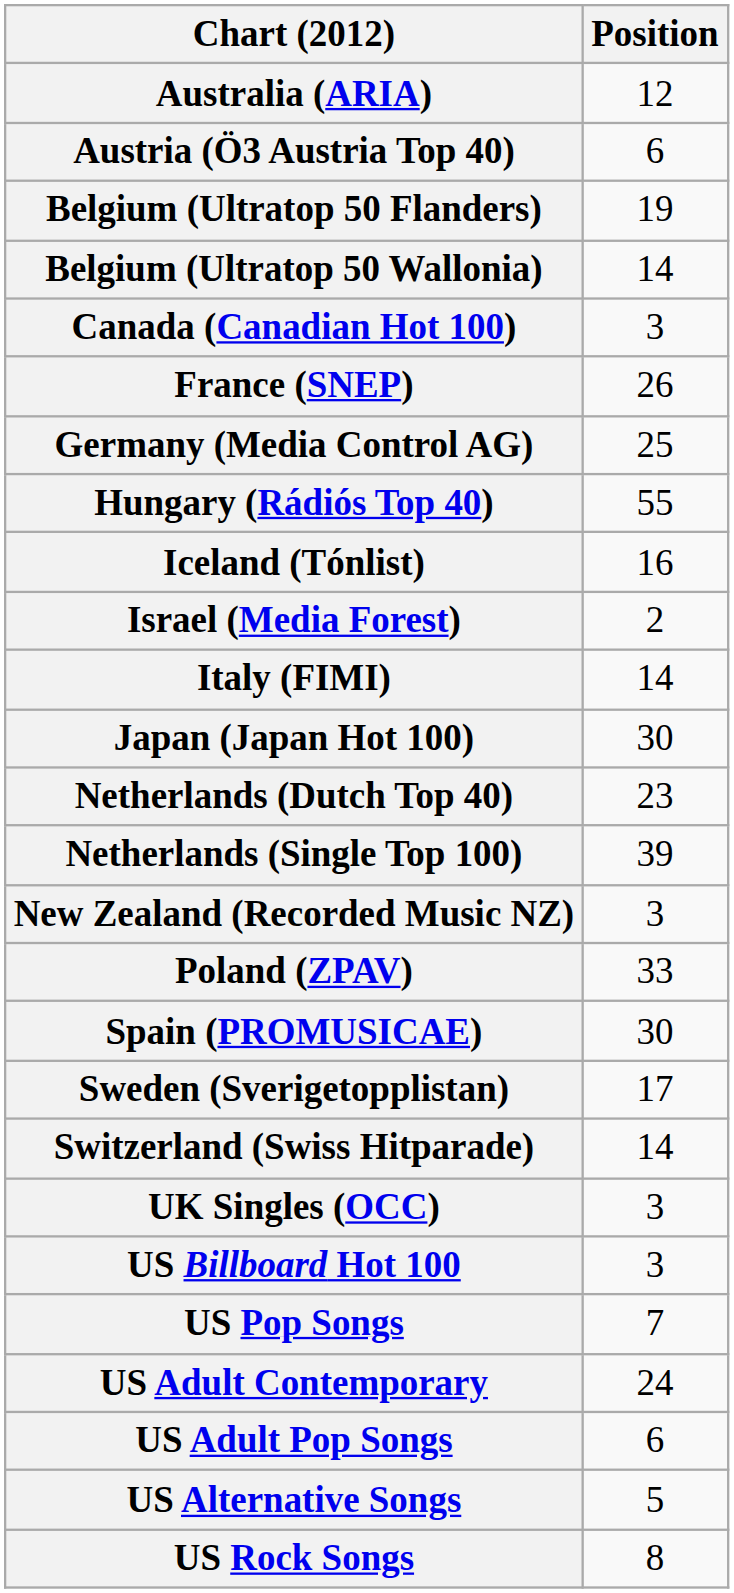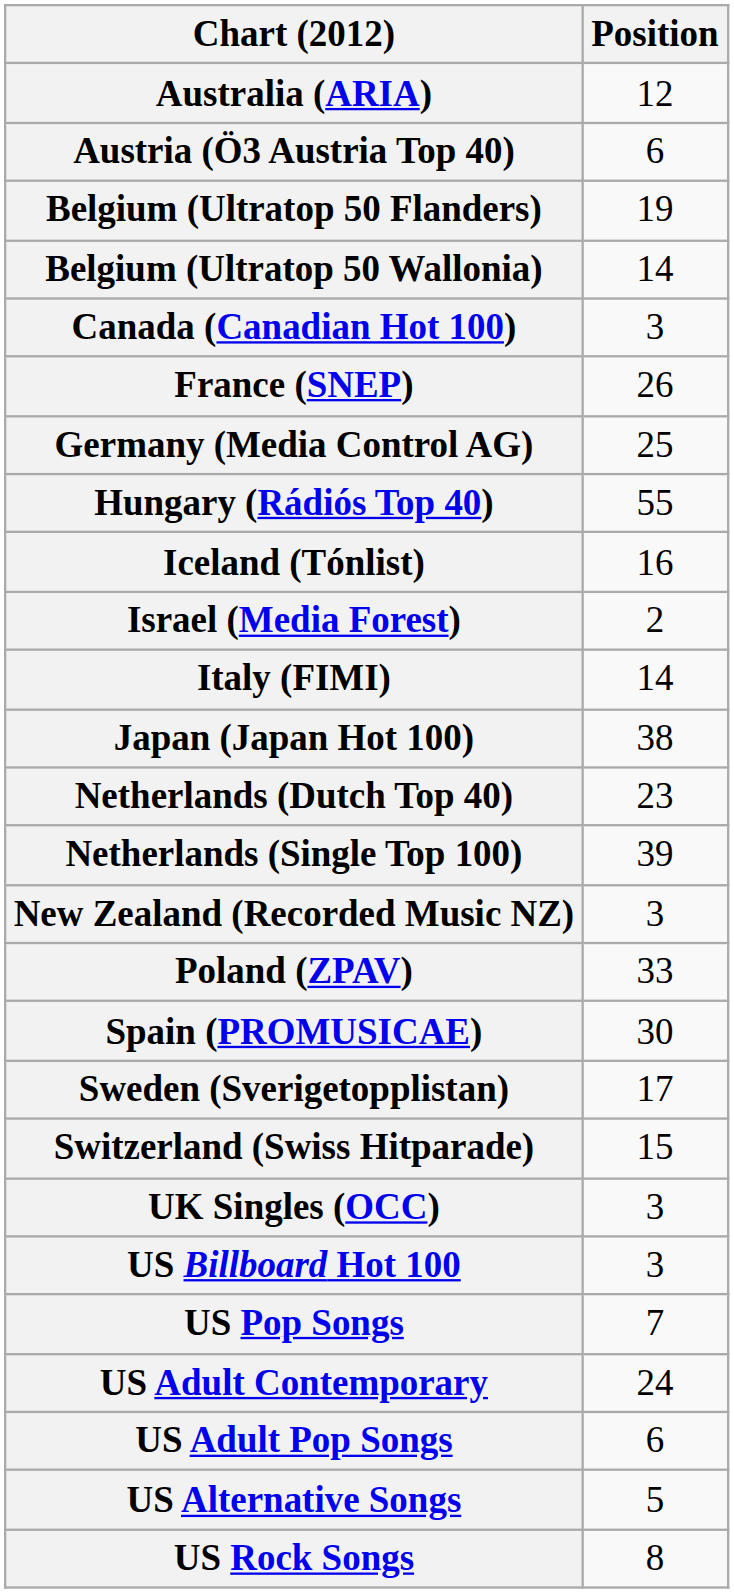(655, 737) 30 -> (655, 737) 38
(655, 1147) 14 -> (655, 1147) 15
